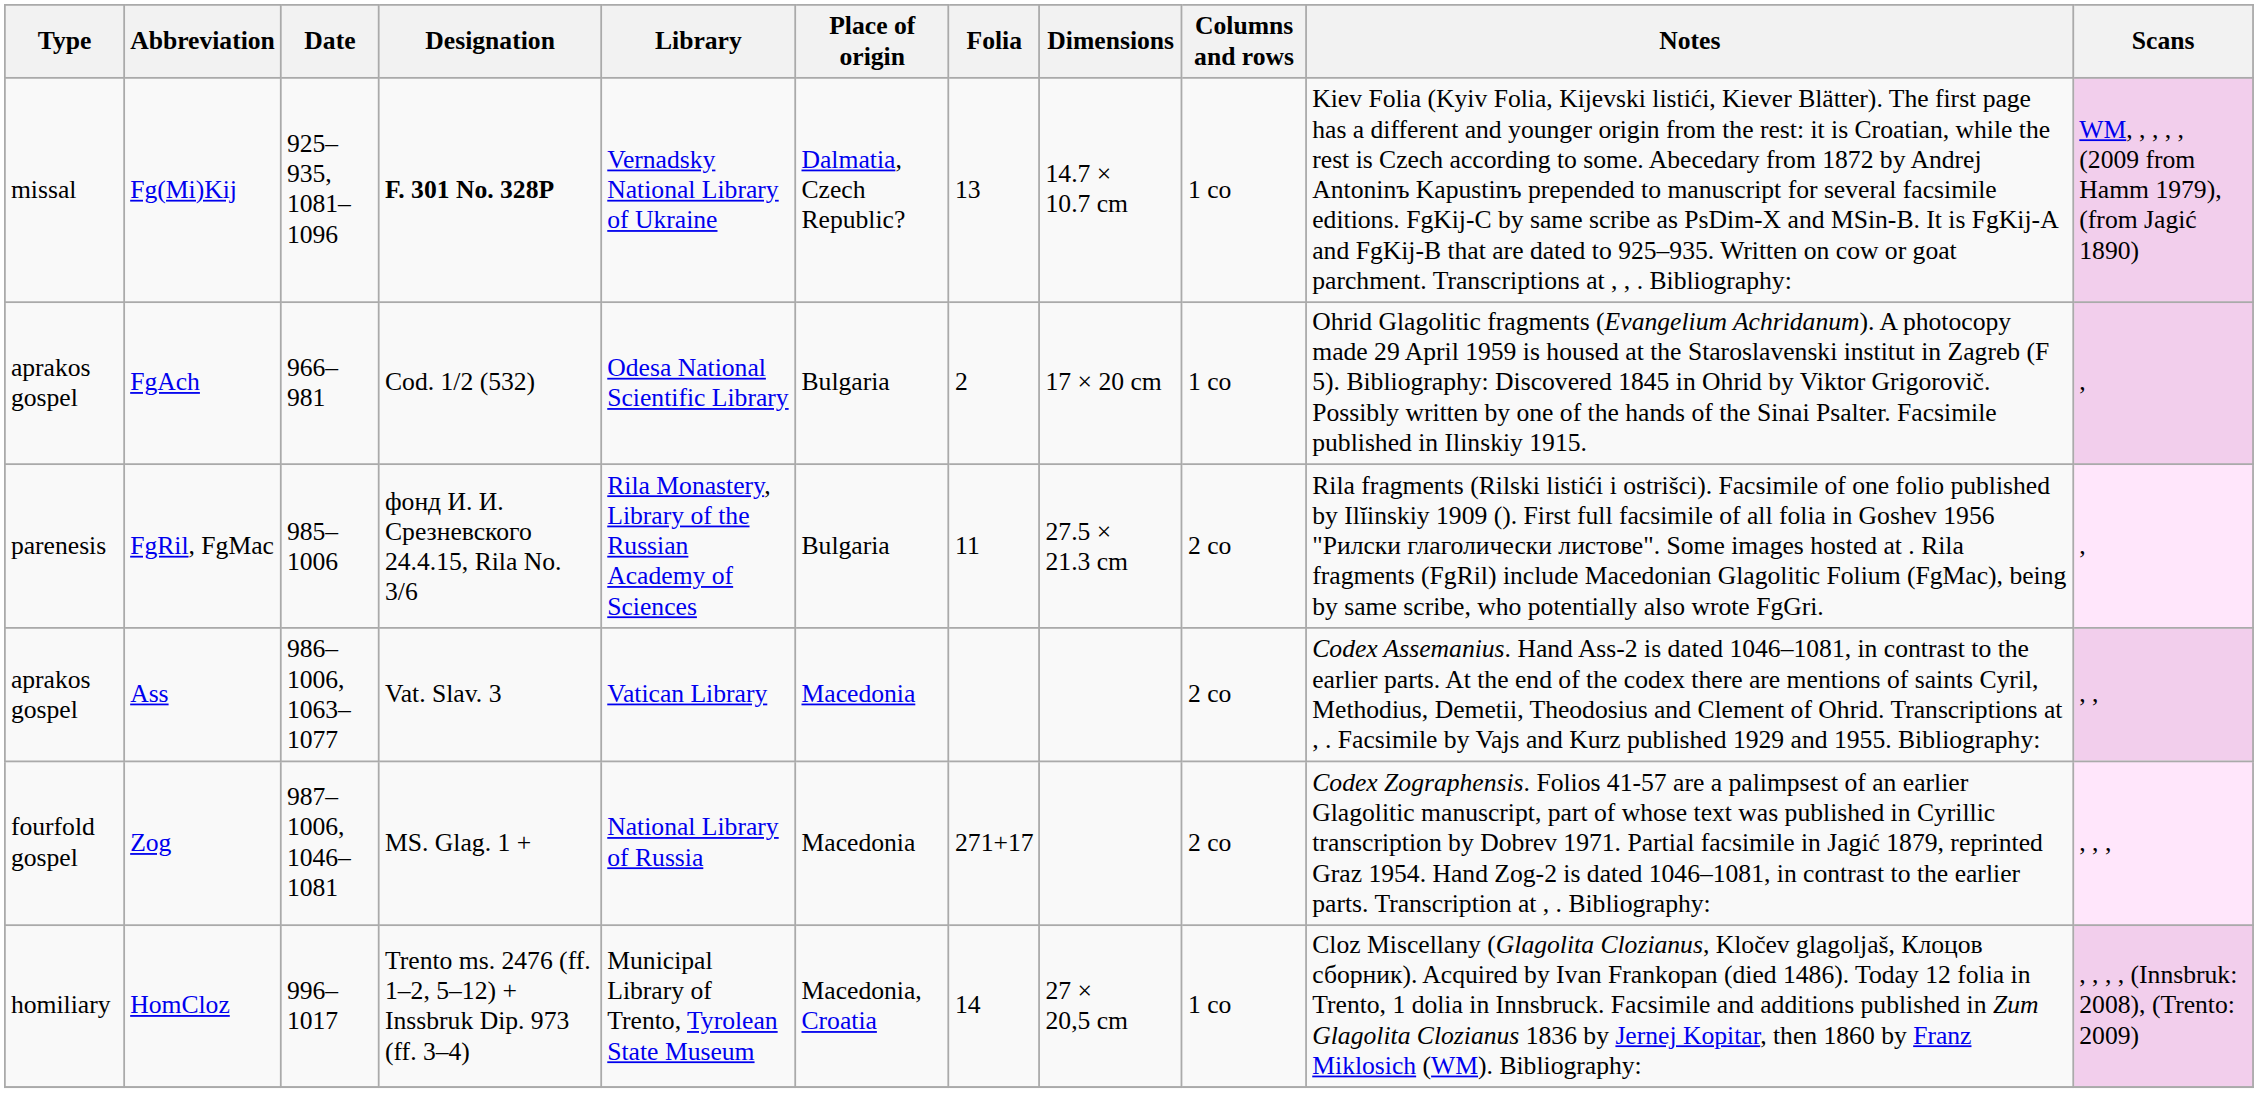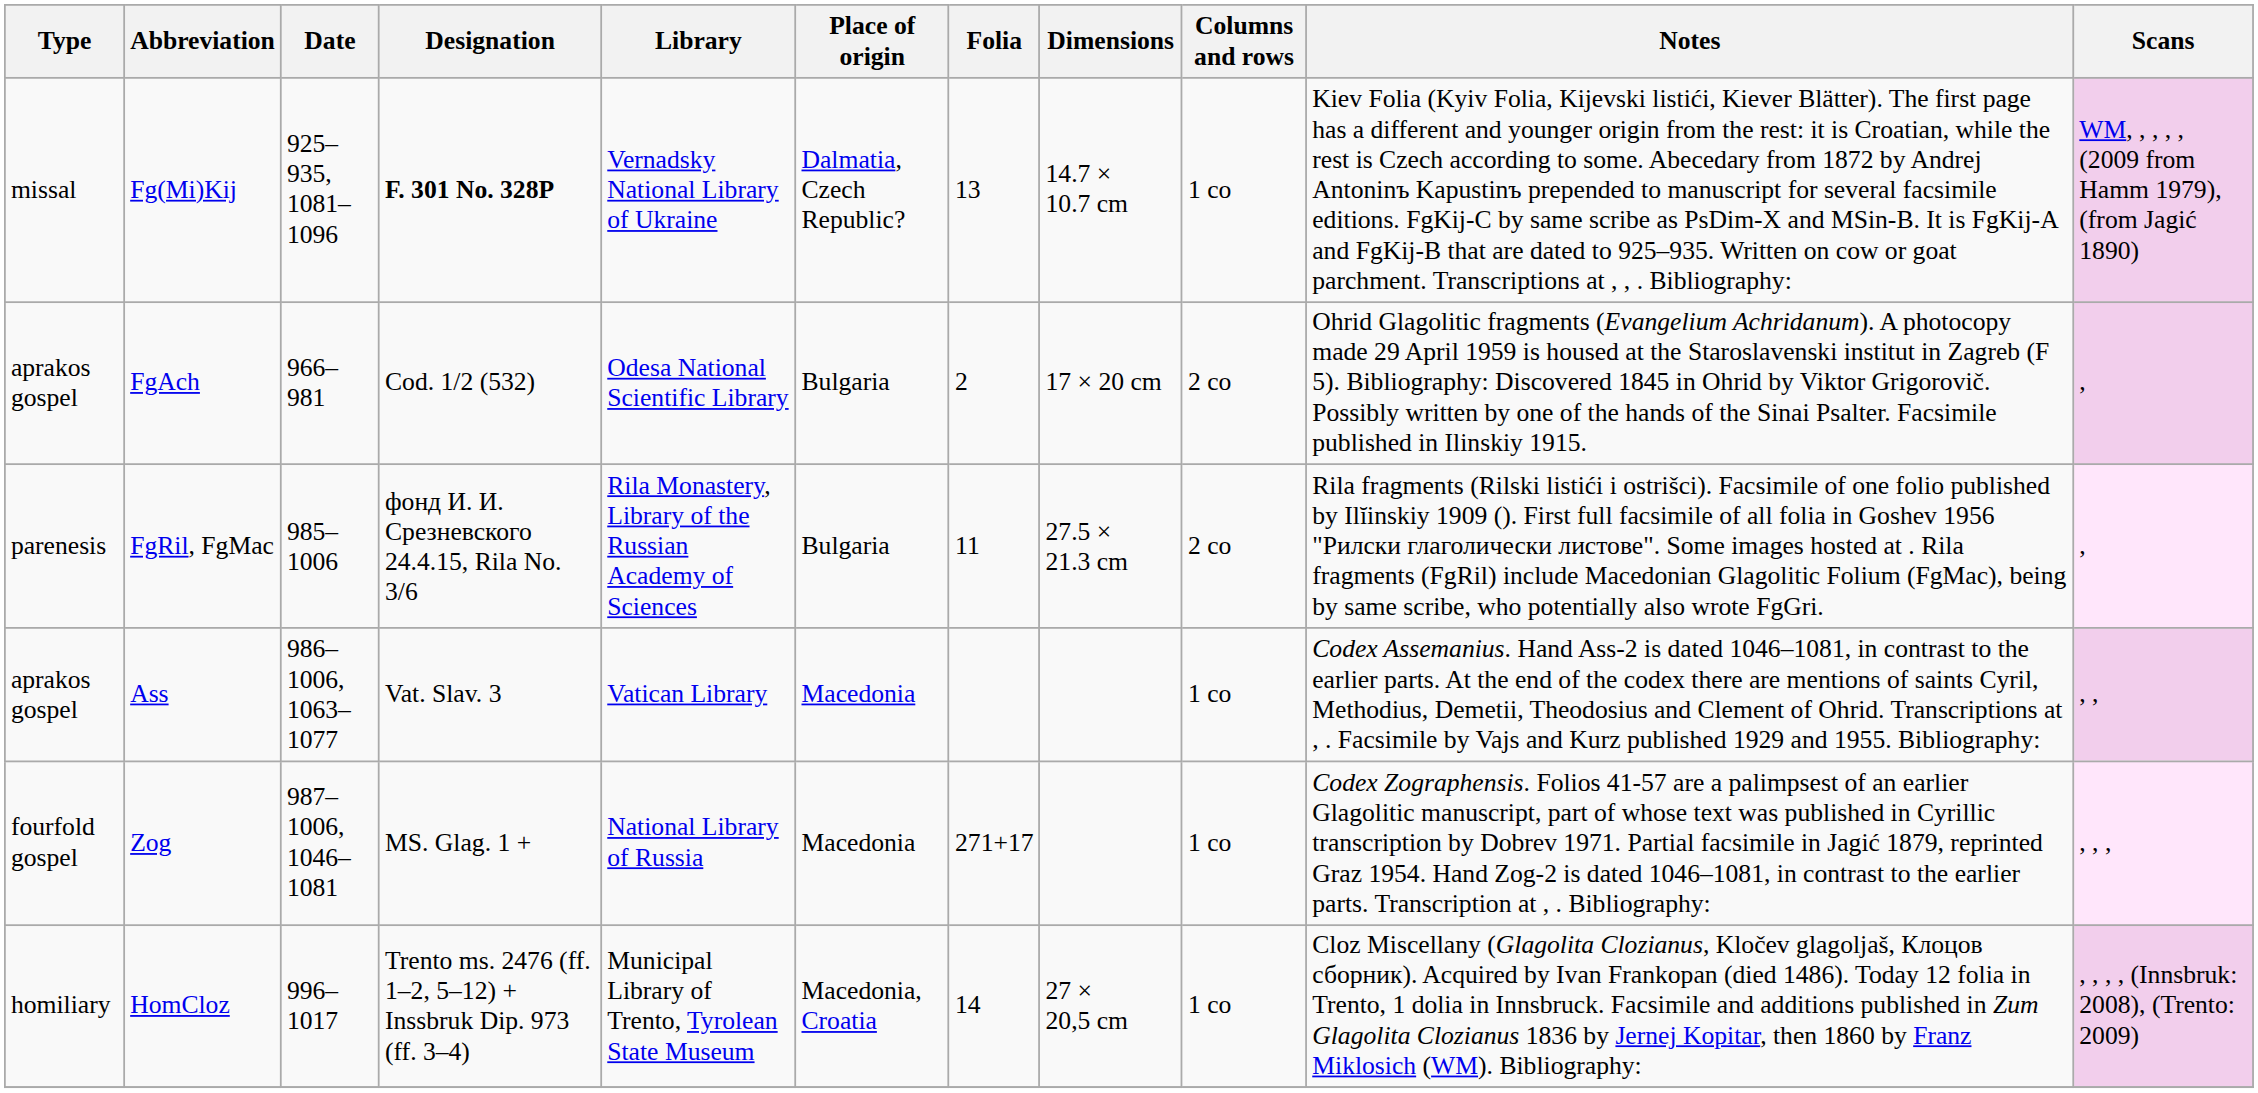(1210, 382) 1 co -> (1210, 382) 2 co
(1210, 694) 2 co -> (1210, 694) 1 co
(1210, 842) 2 co -> (1210, 842) 1 co
